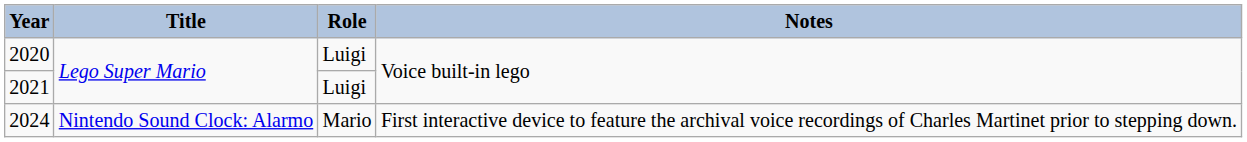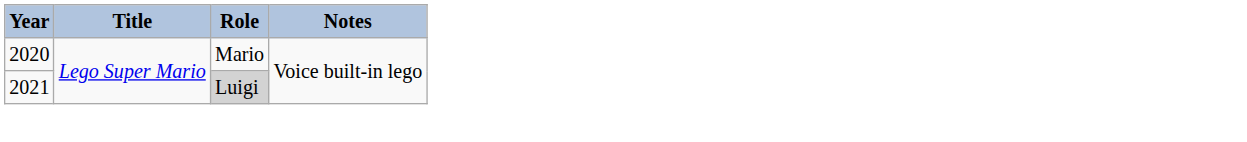(344, 54) Luigi -> (240, 54) Mario
(344, 87) no background -> (237, 87) lightgrey background
- row: (29, 120)
